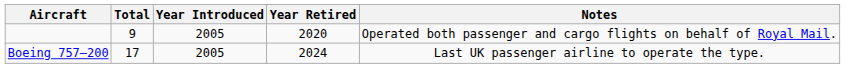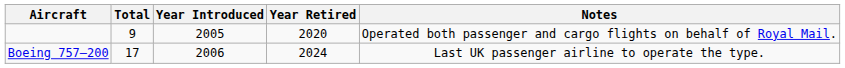(210, 53) 2005 -> (210, 53) 2006
